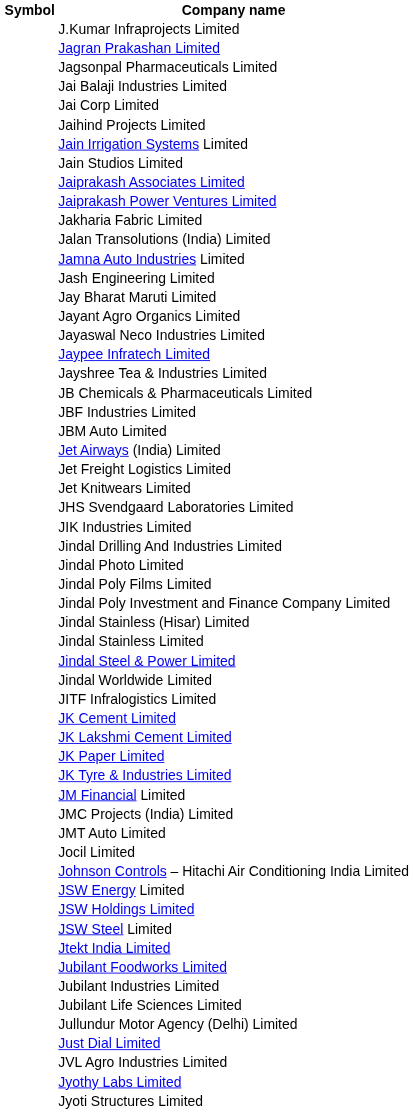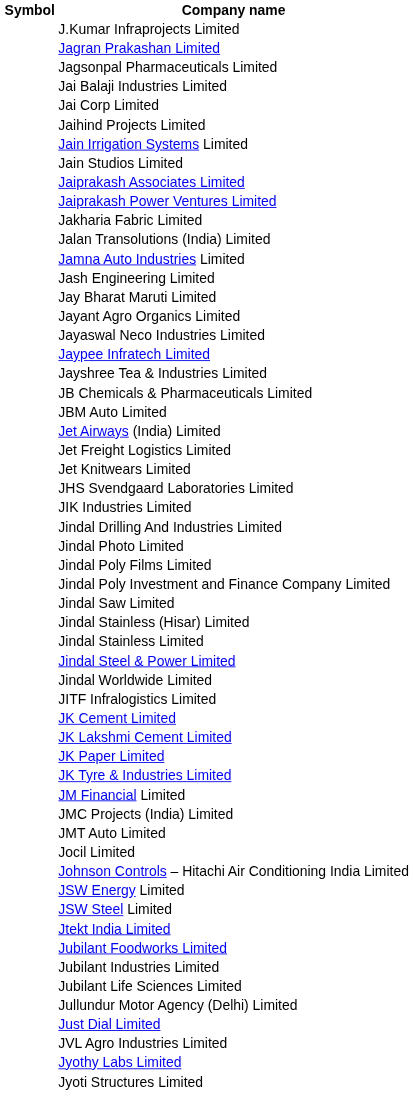- row: (127, 412)
+ row: (116, 603)
- row: (126, 910)
